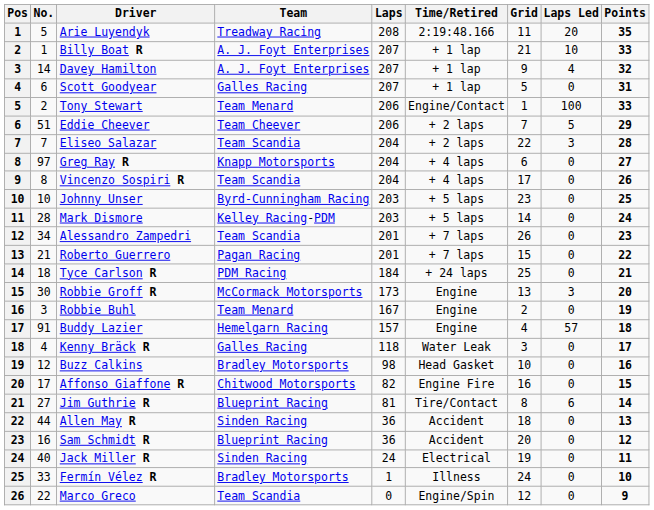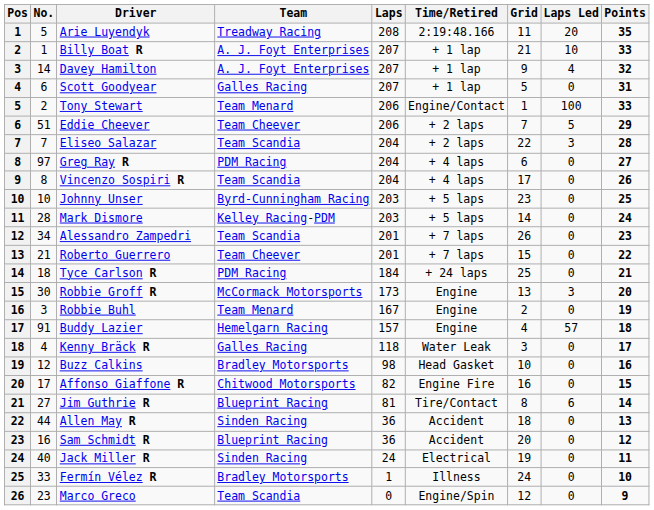(276, 162) Knapp Motorsports -> (252, 162) PDM Racing
(259, 255) Pagan Racing -> (259, 255) Team Cheever
(44, 496) 22 -> (44, 496) 23
